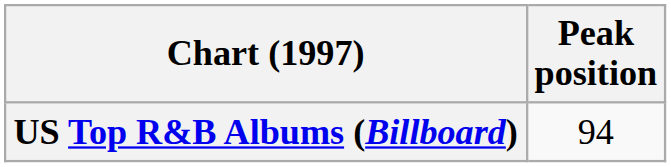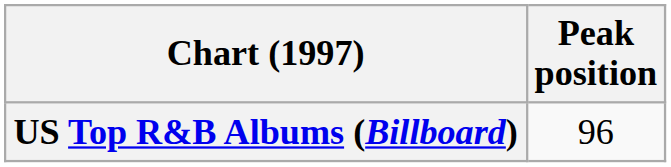(596, 131) 94 -> (596, 131) 96
